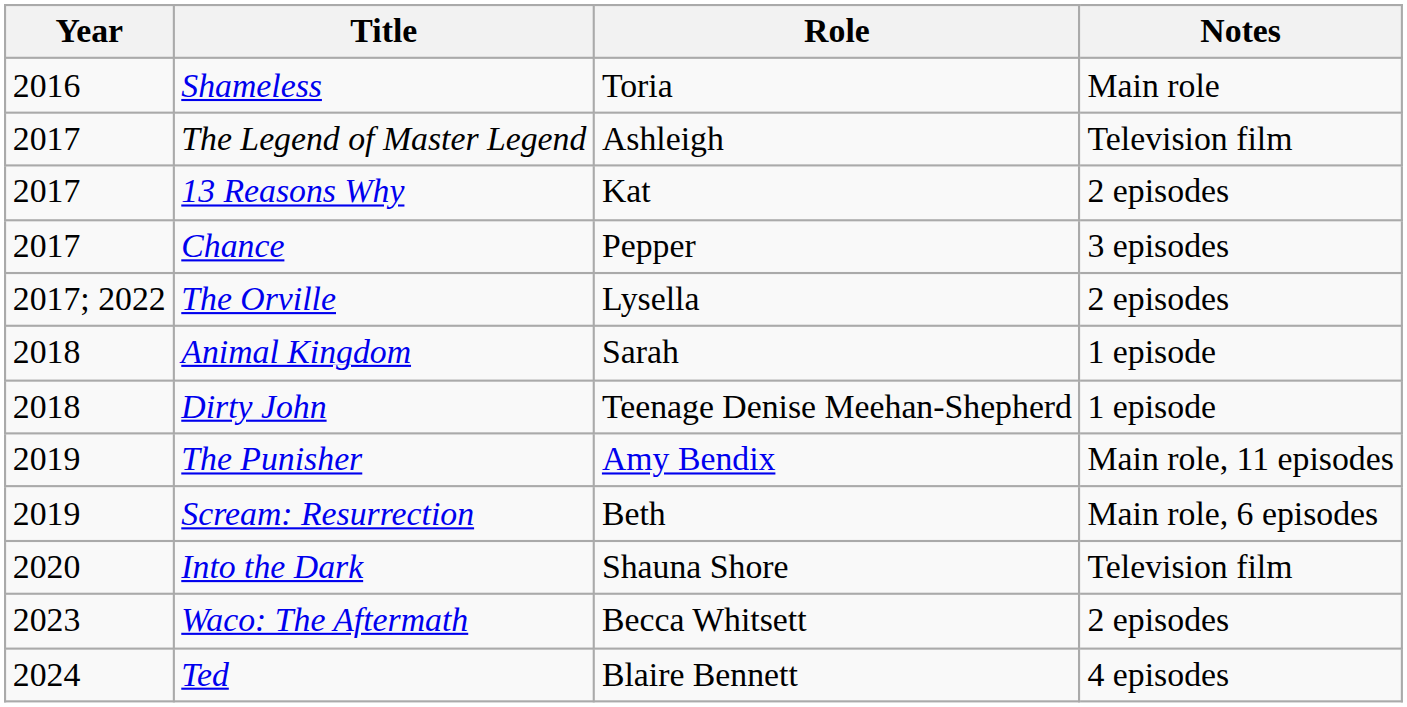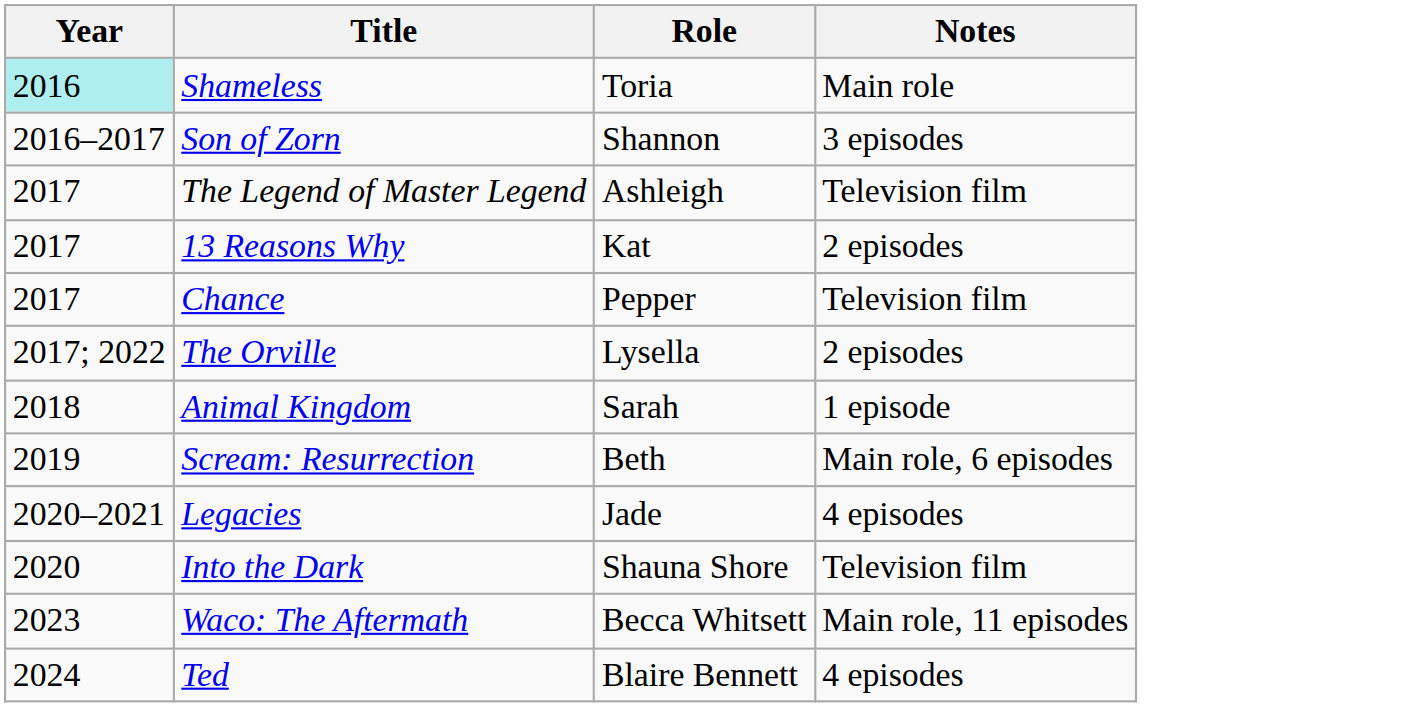(47, 84) no background -> (47, 84) paleturquoise background
+ row: (261, 138)
(1158, 245) 3 episodes -> (925, 298) Television film
- row: (254, 406)
- row: (272, 459)
+ row: (241, 513)
(1158, 620) 2 episodes -> (975, 620) Main role, 11 episodes
